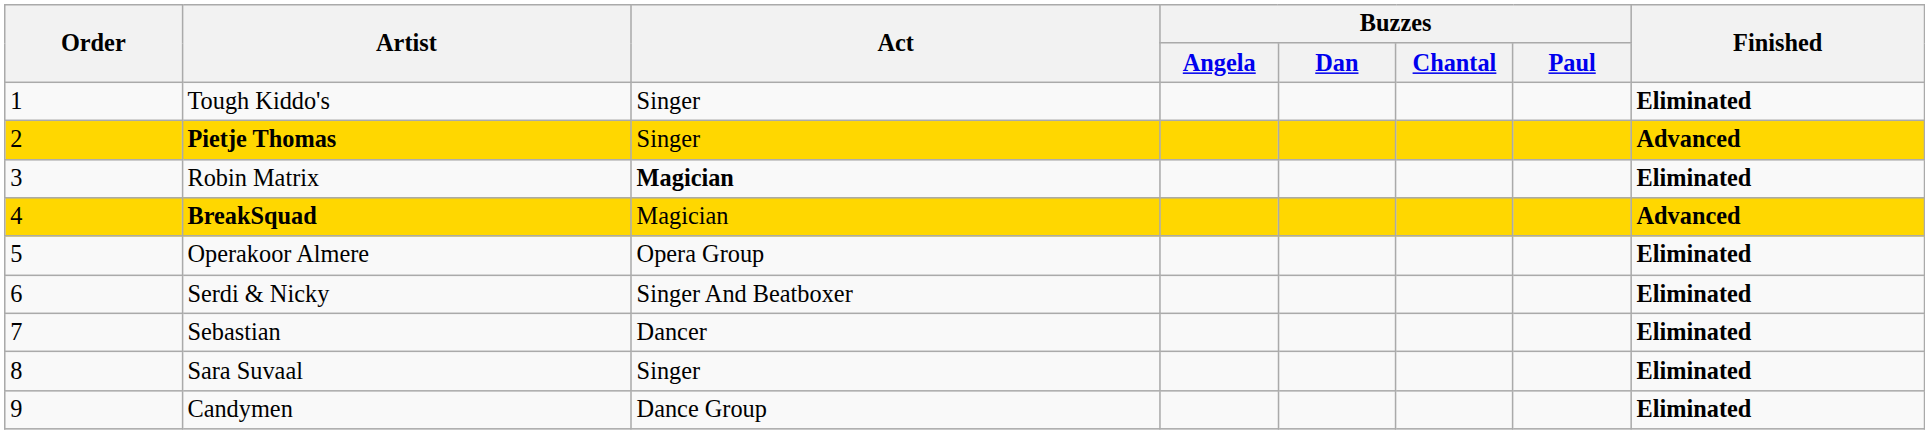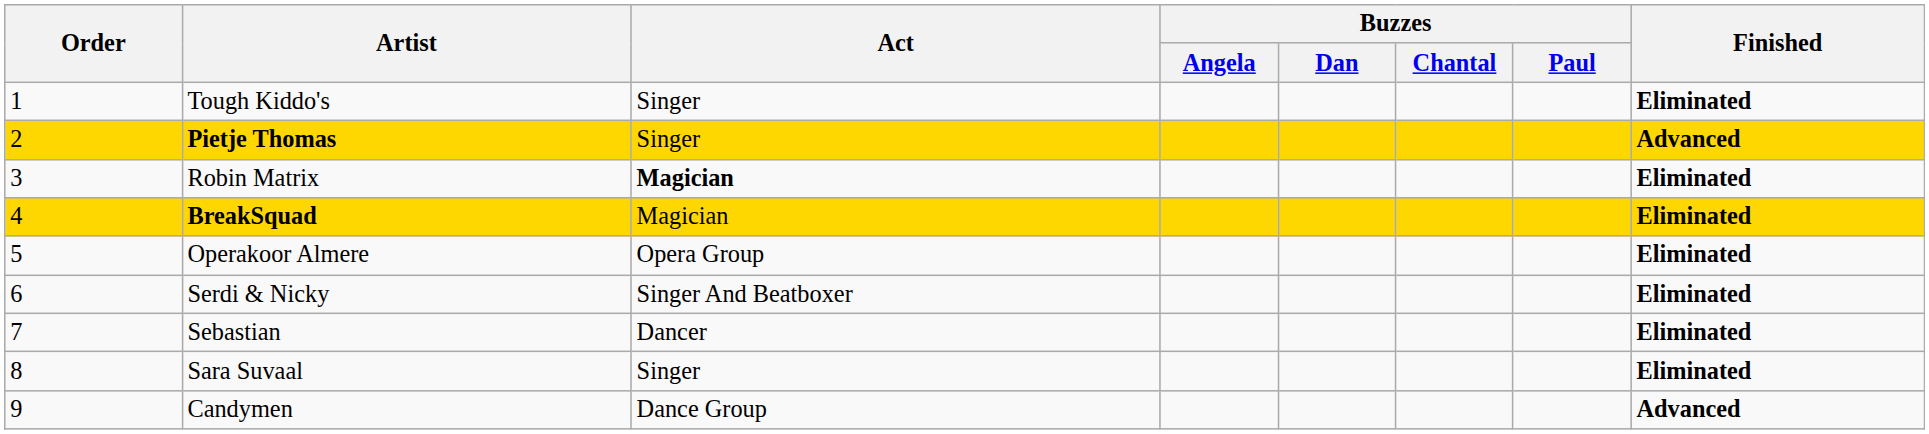(1689, 216) Advanced -> (1694, 216) Eliminated
(1694, 409) Eliminated -> (1689, 409) Advanced
